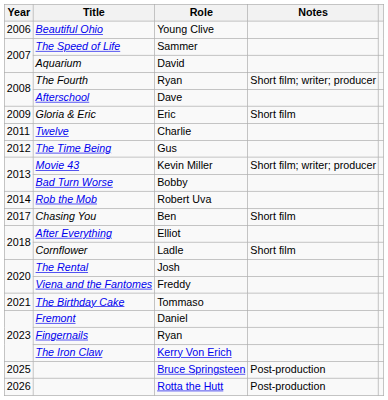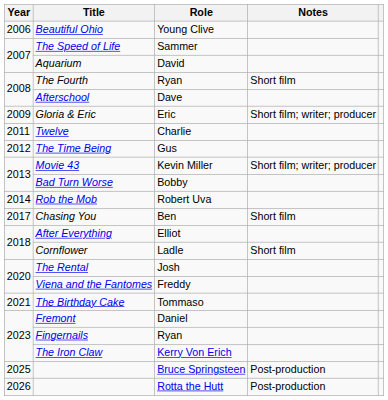(313, 81) Short film; writer; producer -> (273, 81) Short film
(273, 115) Short film -> (313, 115) Short film; writer; producer
